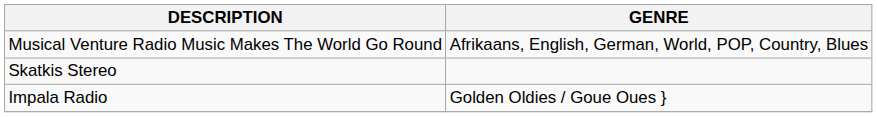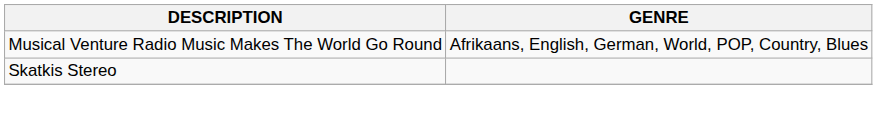- row: (58, 97)
